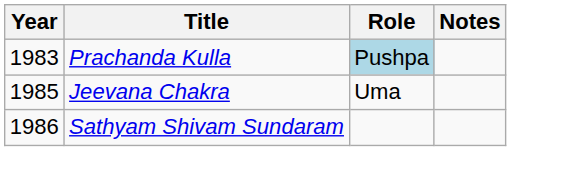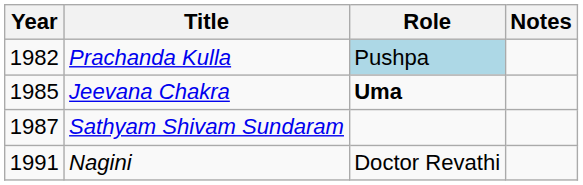(34, 57) 1983 -> (34, 57) 1982
(377, 92) normal -> (378, 92) bold
(34, 127) 1986 -> (34, 127) 1987
+ row: (100, 162)
